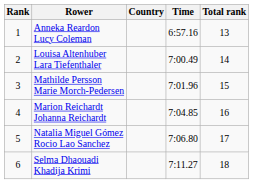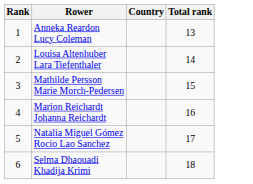- column: (183, 12)
